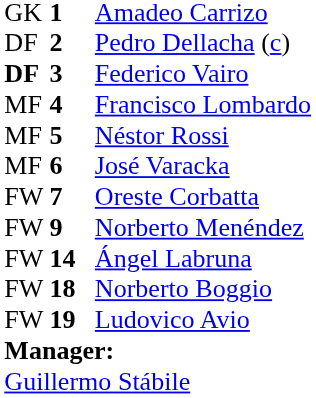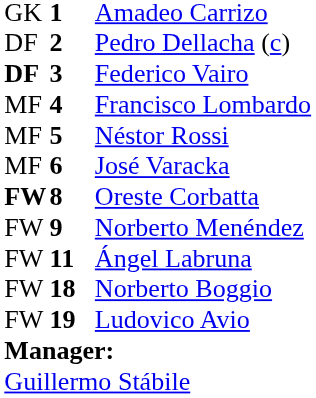(24, 196) normal -> (25, 196) bold
(56, 196) 7 -> (56, 196) 8
(63, 258) 14 -> (62, 258) 11
